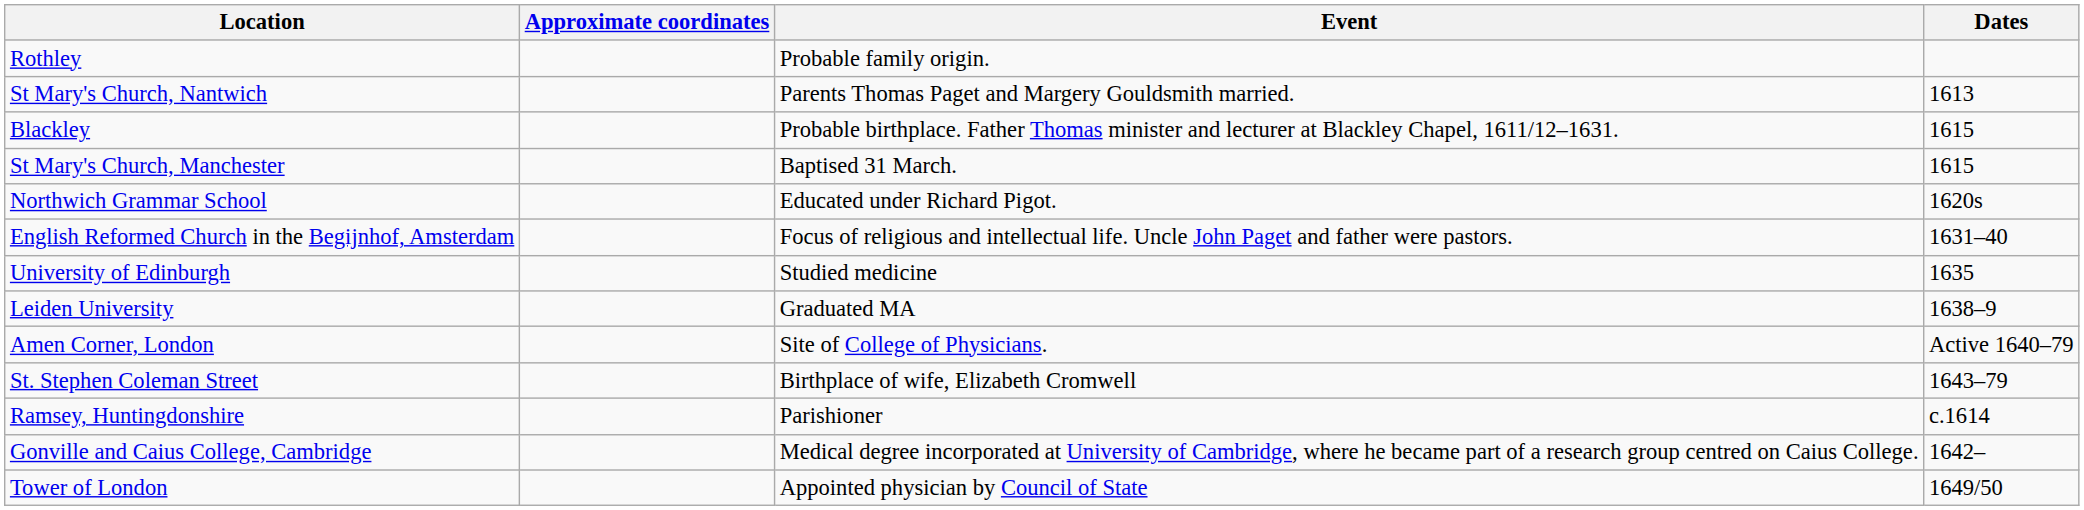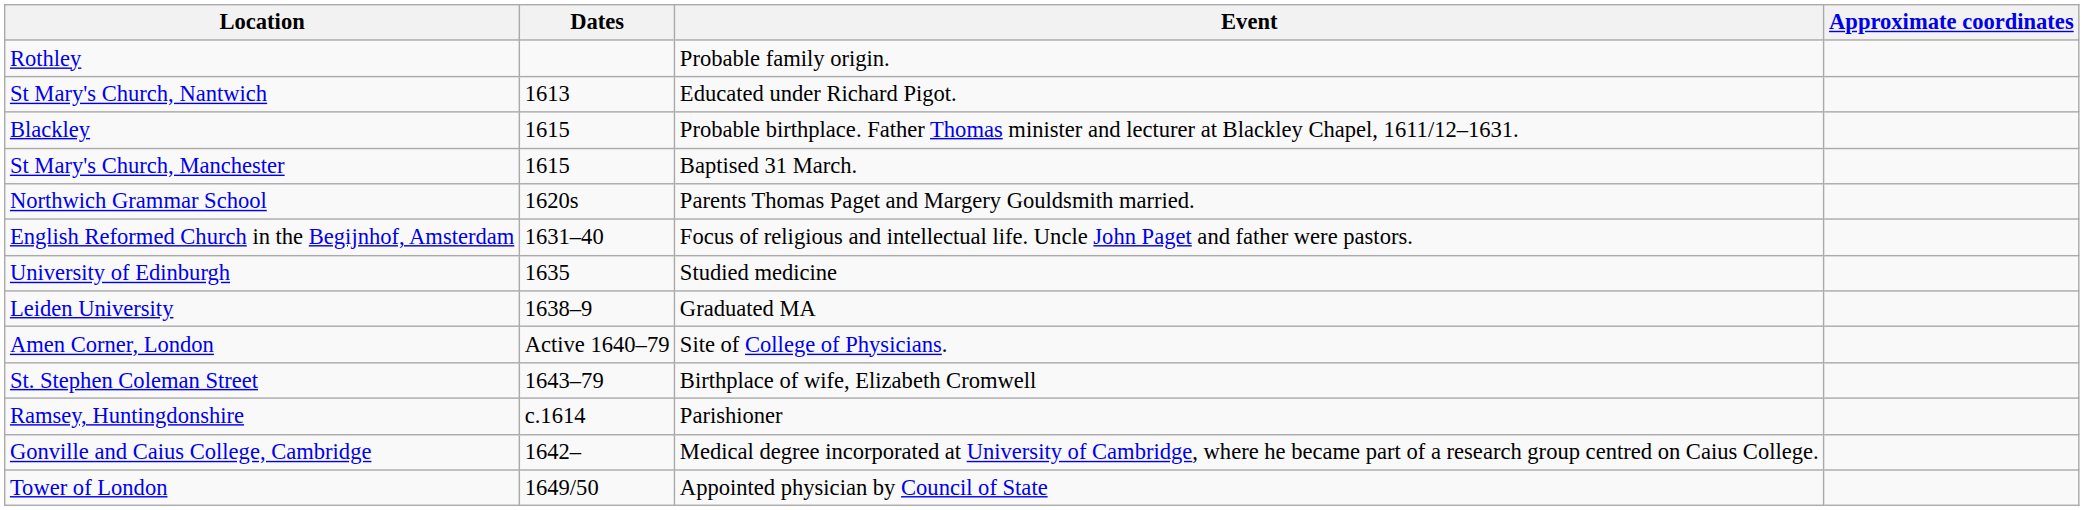columns swapped: (2001, 22) <-> (647, 22)
(1037, 93) Parents Thomas Paget and Margery Gouldsmith married. -> (818, 93) Educated under Richard Pigot.
(918, 201) Educated under Richard Pigot. -> (937, 201) Parents Thomas Paget and Margery Gouldsmith married.
